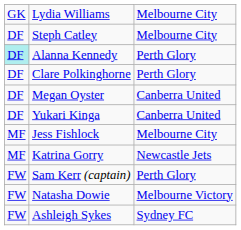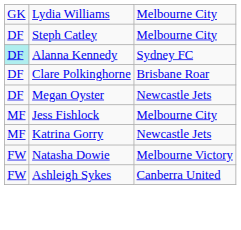(166, 54) Perth Glory -> (165, 54) Sydney FC
(166, 74) Perth Glory -> (173, 74) Brisbane Roar
(179, 94) Canberra United -> (174, 94) Newcastle Jets
- row: (66, 114)
- row: (81, 174)
(165, 214) Sydney FC -> (179, 174) Canberra United
